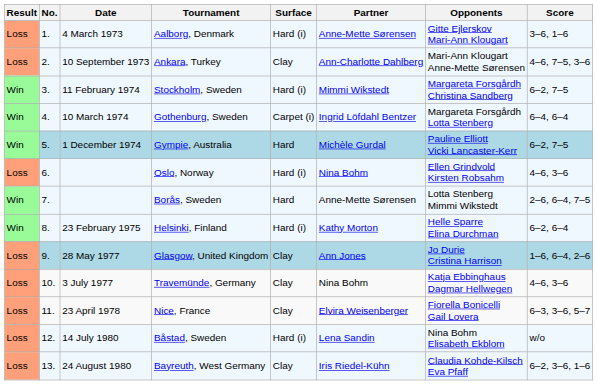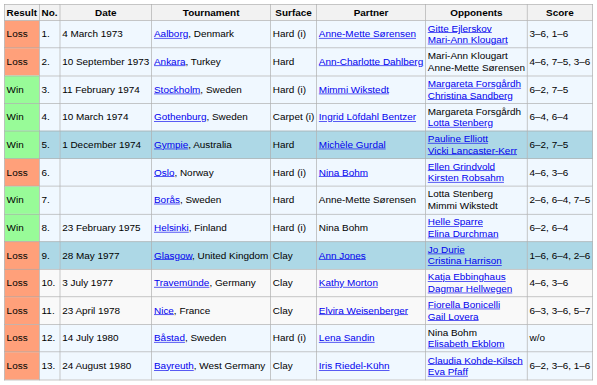(283, 61) Clay -> (284, 61) Hard
(348, 227) Kathy Morton -> (343, 227) Nina Bohm
(343, 282) Nina Bohm -> (348, 282) Kathy Morton
